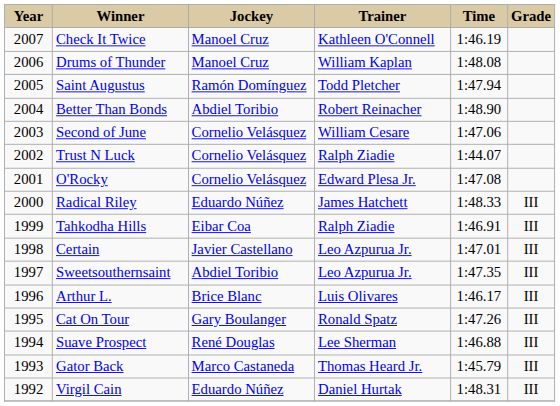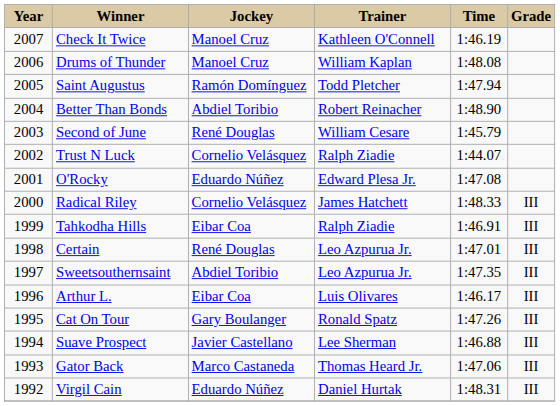(249, 132) Cornelio Velásquez -> (233, 132) René Douglas
(479, 132) 1:47.06 -> (479, 132) 1:45.79
(249, 179) Cornelio Velásquez -> (238, 179) Eduardo Núñez
(238, 202) Eduardo Núñez -> (249, 202) Cornelio Velásquez
(242, 249) Javier Castellano -> (233, 249) René Douglas
(227, 296) Brice Blanc -> (221, 296) Eibar Coa
(233, 343) René Douglas -> (242, 343) Javier Castellano
(479, 366) 1:45.79 -> (479, 366) 1:47.06
